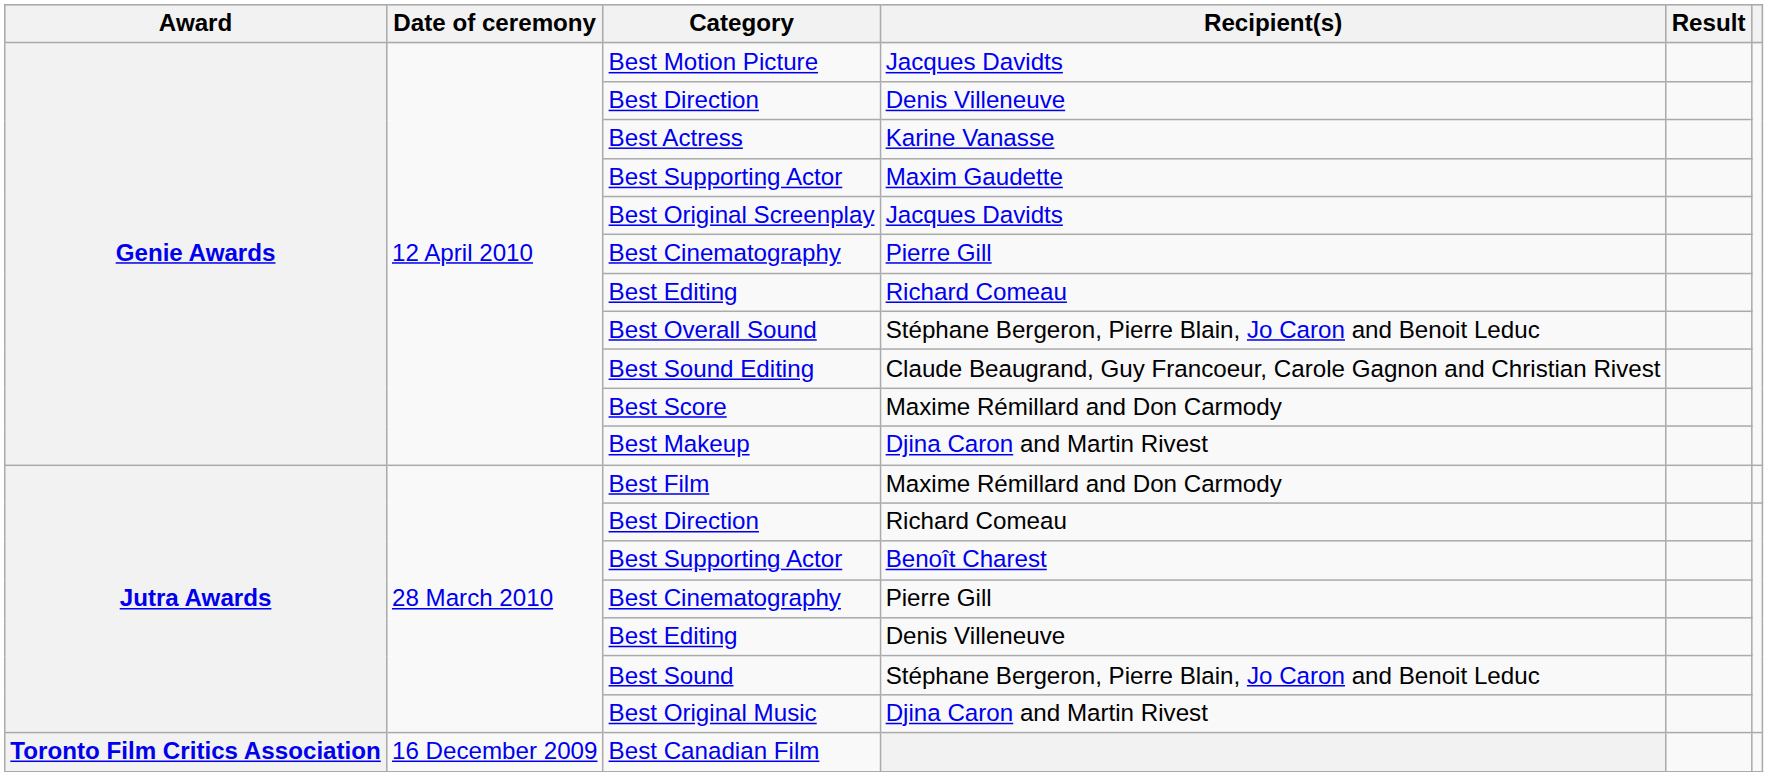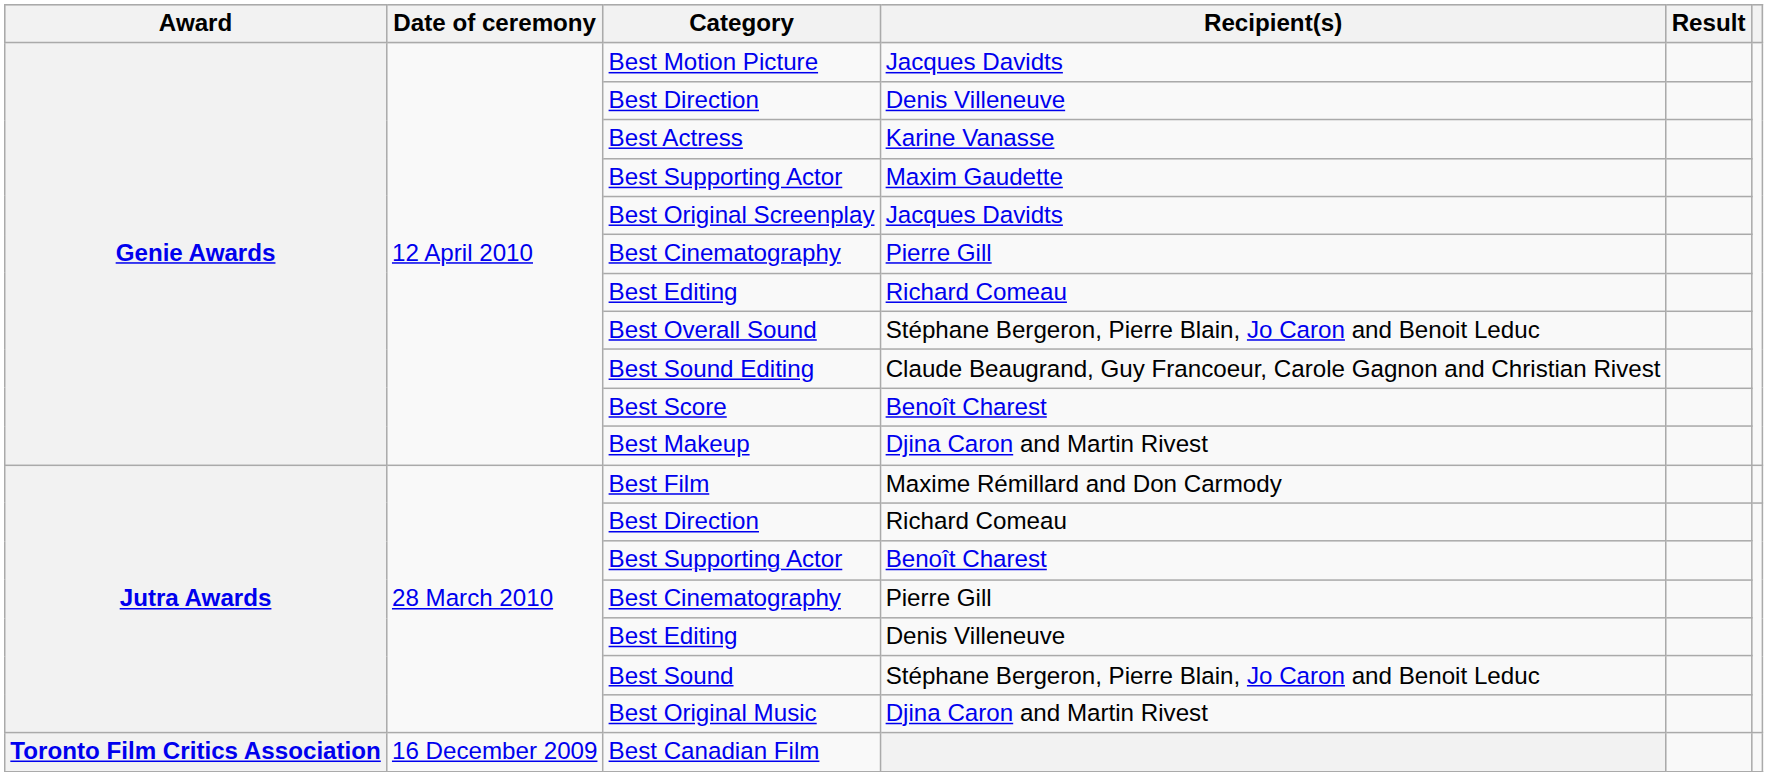(1084, 406) Maxime Rémillard and Don Carmody -> (966, 406) Benoît Charest
